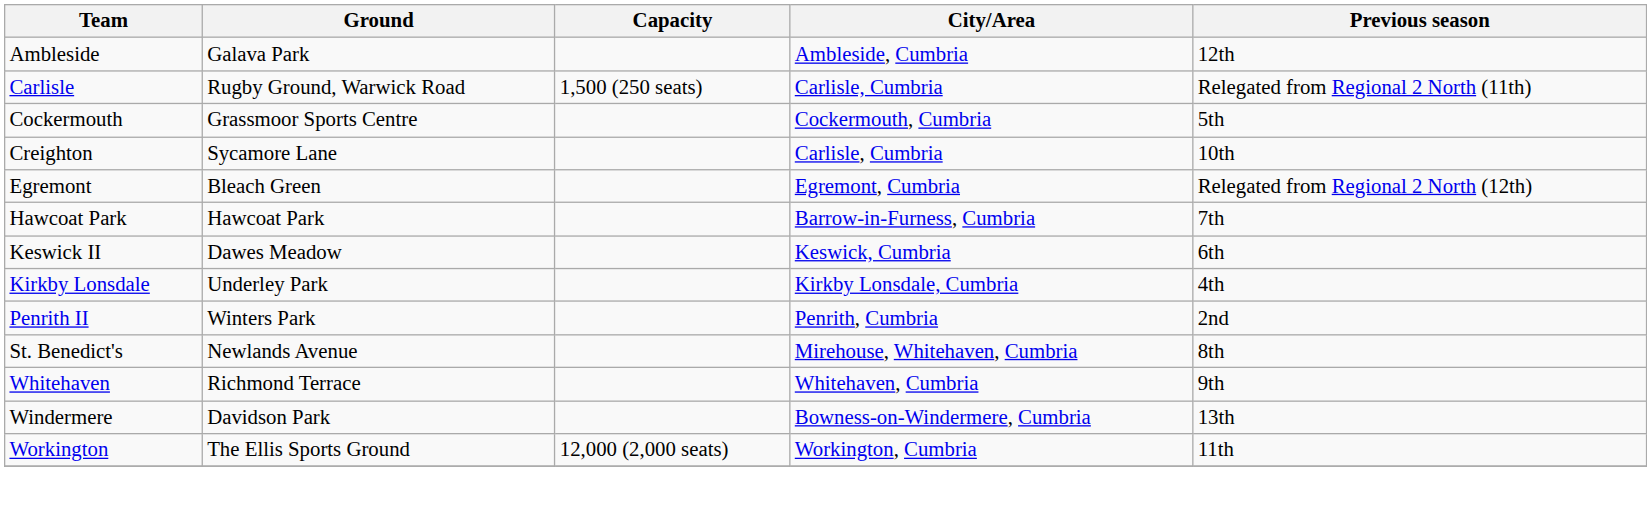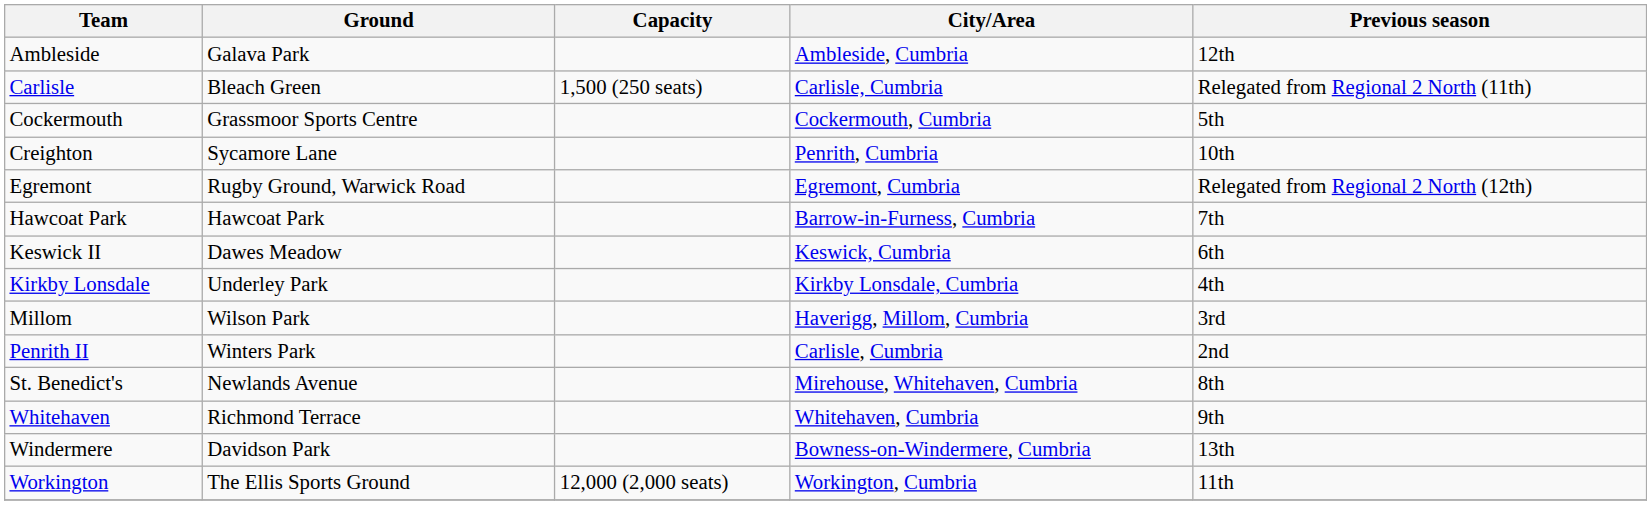(336, 86) Rugby Ground, Warwick Road -> (264, 86) Bleach Green
(869, 152) Carlisle, Cumbria -> (866, 152) Penrith, Cumbria
(264, 185) Bleach Green -> (336, 185) Rugby Ground, Warwick Road
+ row: (41, 317)
(866, 317) Penrith, Cumbria -> (869, 350) Carlisle, Cumbria
